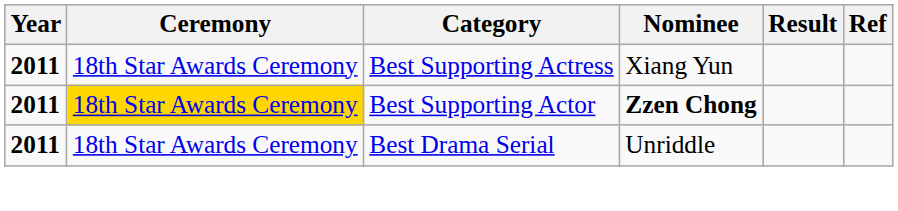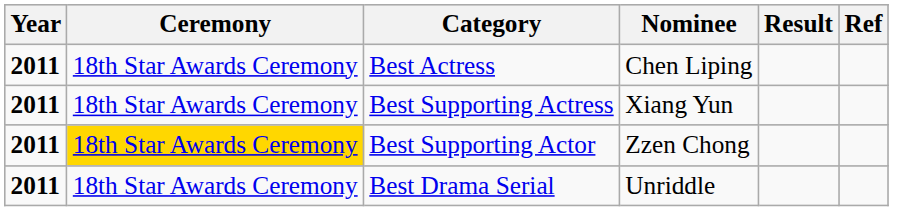+ row: (432, 64)
(691, 104) bold -> (687, 144) normal
